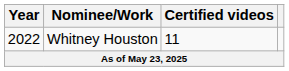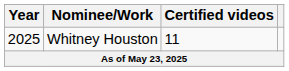(24, 39) 2022 -> (24, 39) 2025
